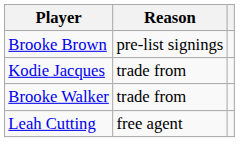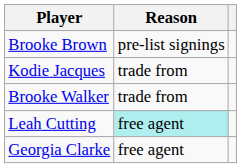(150, 123) no background -> (151, 123) paleturquoise background
+ row: (59, 149)
